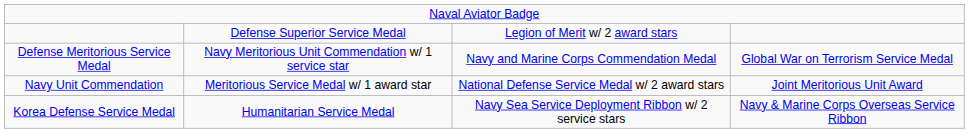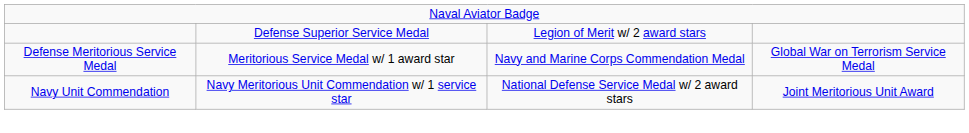(318, 59) Navy Meritorious Unit Commendation w/ 1 service star -> (341, 59) Meritorious Service Medal w/ 1 award star
(318, 85) Meritorious Service Medal w/ 1 award star -> (341, 92) Navy Meritorious Unit Commendation w/ 1 service star
- row: (94, 111)
